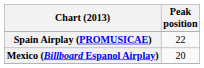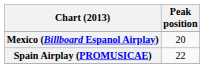rows swapped: (83, 39) <-> (83, 55)
